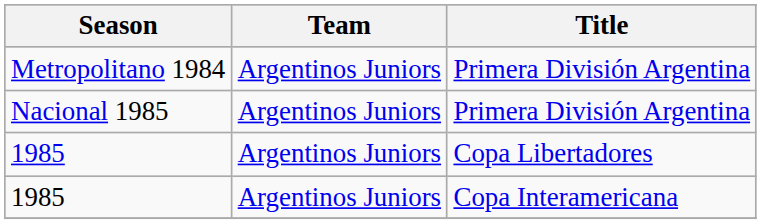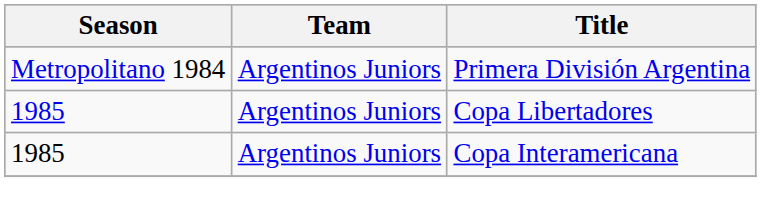- row: (90, 111)
